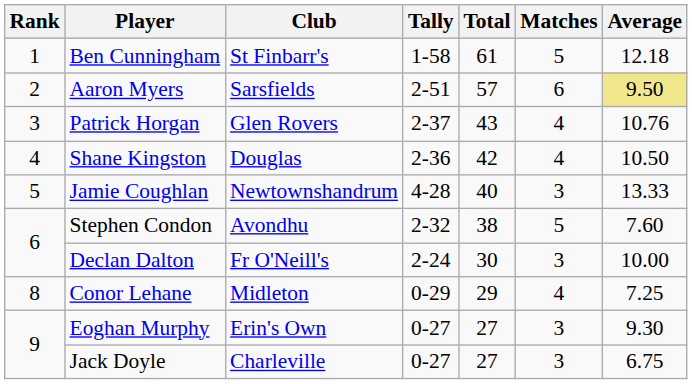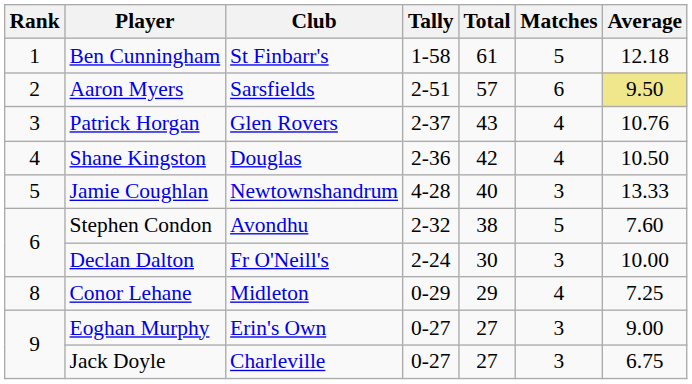(645, 327) 9.30 -> (645, 327) 9.00
